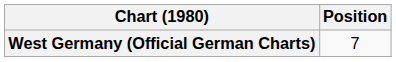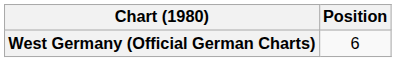(355, 43) 7 -> (355, 43) 6
